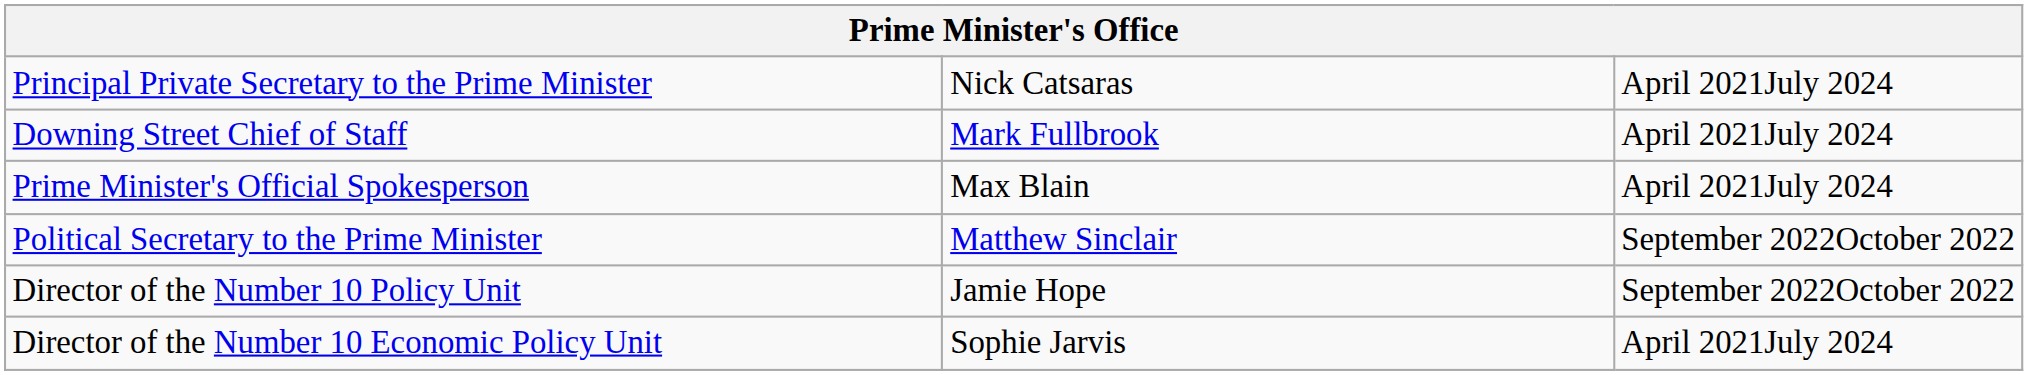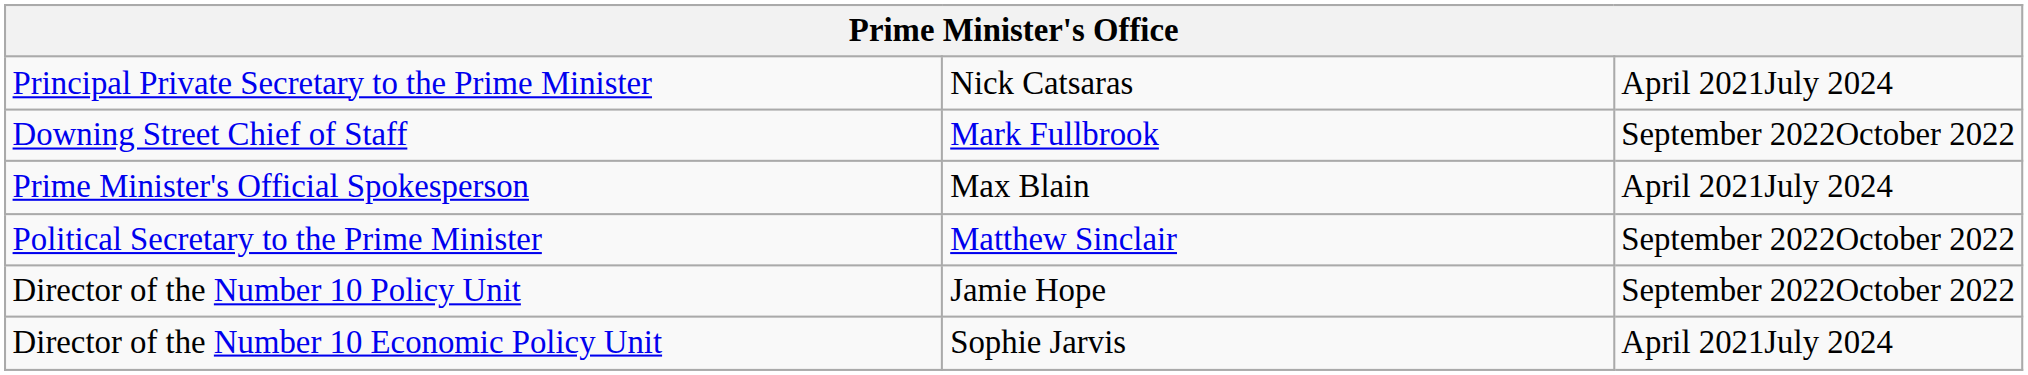(1757, 134) April 2021July 2024 -> (1818, 134) September 2022October 2022
